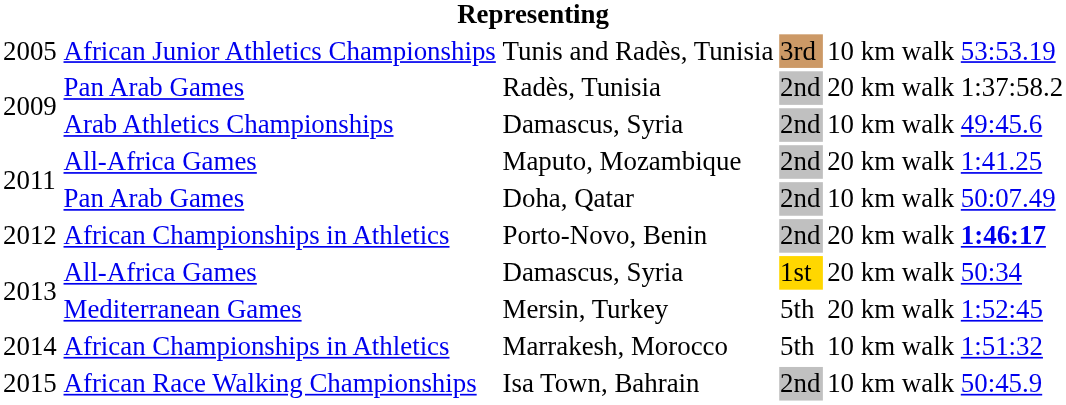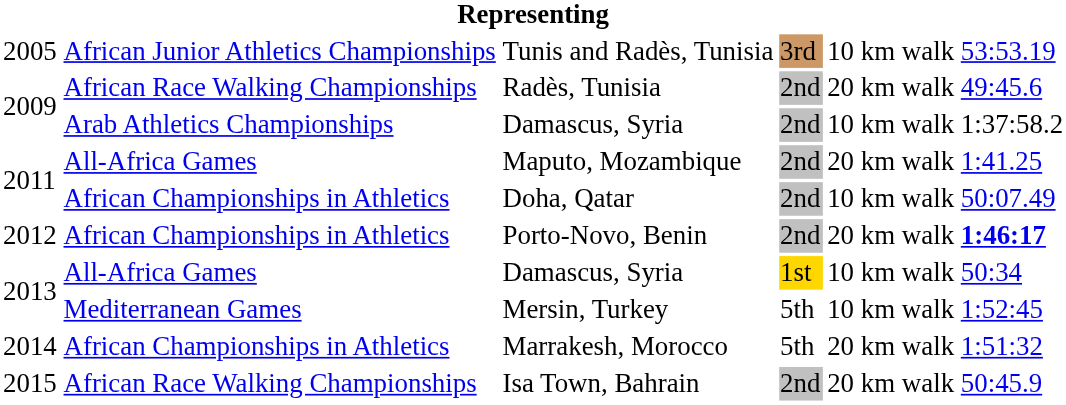(154, 87) Pan Arab Games -> (270, 87) African Race Walking Championships
(1012, 87) 1:37:58.2 -> (1001, 87) 49:45.6
(1001, 124) 49:45.6 -> (1012, 124) 1:37:58.2
(154, 198) Pan Arab Games -> (257, 198) African Championships in Athletics
(891, 272) 20 km walk -> (891, 272) 10 km walk
(891, 309) 20 km walk -> (891, 309) 10 km walk
(891, 346) 10 km walk -> (891, 346) 20 km walk
(891, 383) 10 km walk -> (891, 383) 20 km walk
